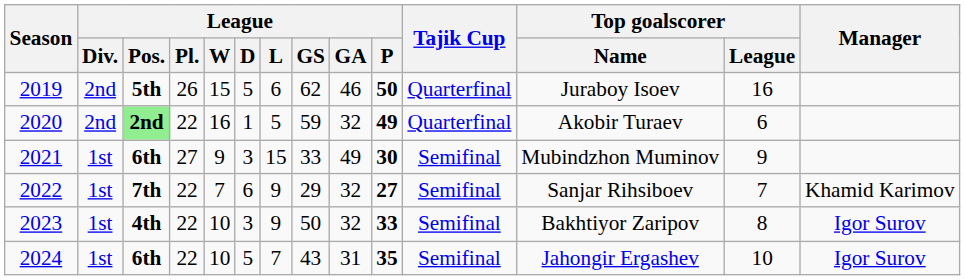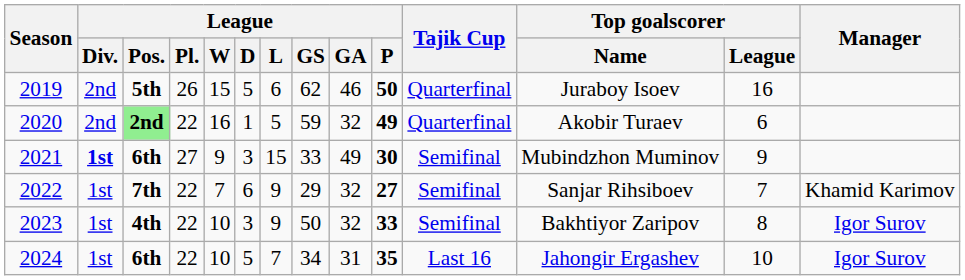(100, 156) normal -> (100, 156) bold
(311, 257) 43 -> (311, 257) 34
(459, 257) Semifinal -> (459, 257) Last 16
